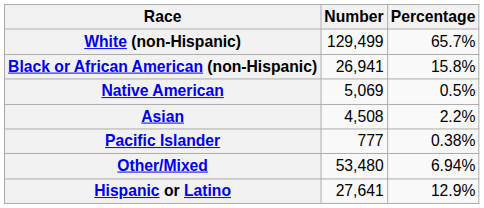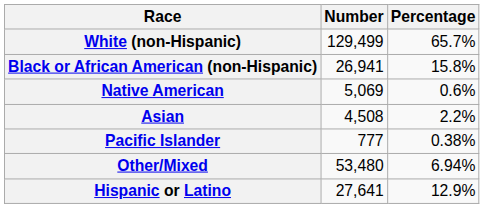(457, 91) 0.5% -> (457, 91) 0.6%
